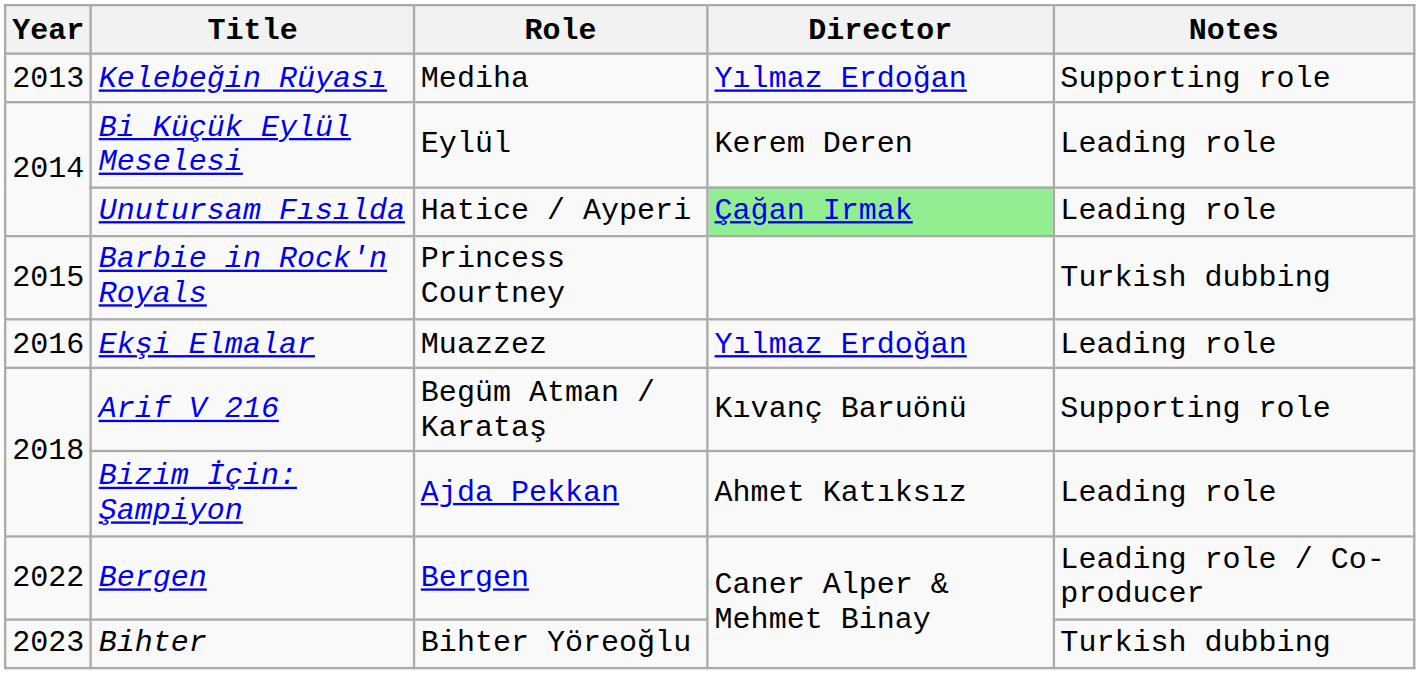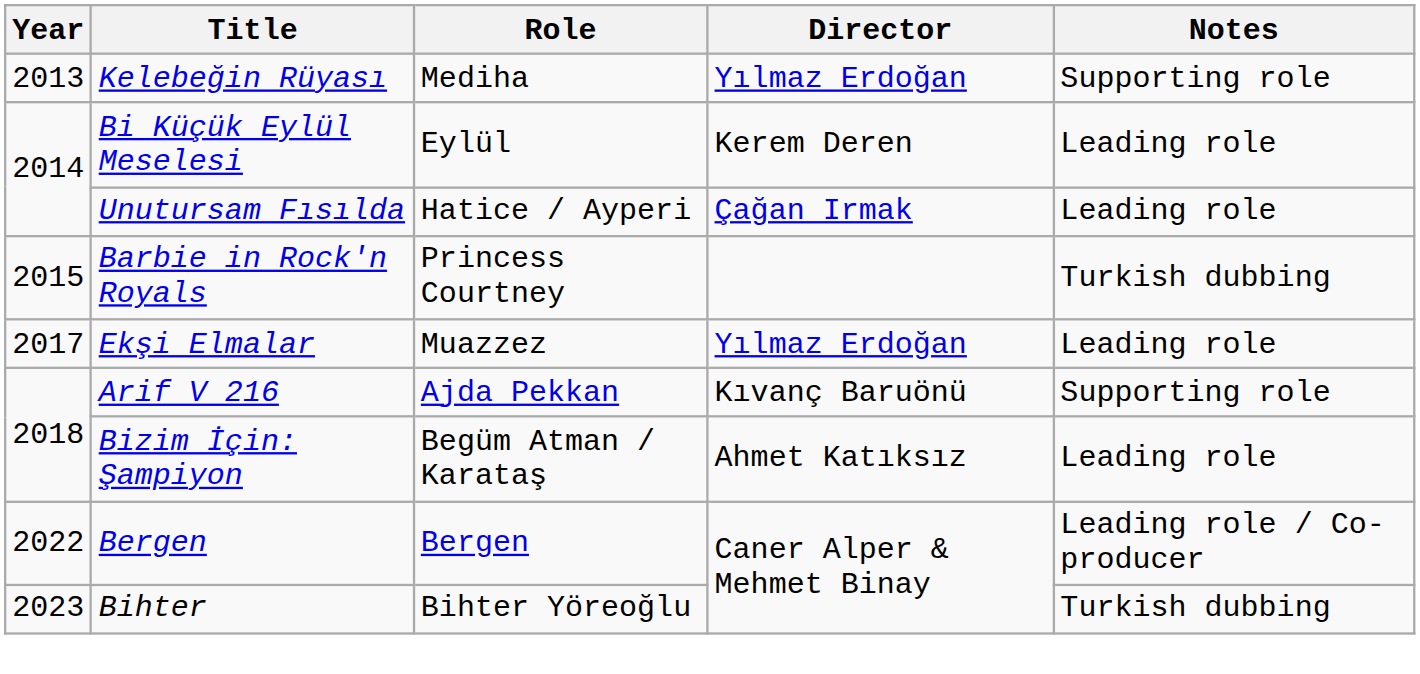(814, 211) lightgreen background -> (814, 211) no background
(48, 344) 2016 -> (48, 344) 2017
(538, 410) Begüm Atman / Karataş -> (520, 393) Ajda Pekkan
(520, 494) Ajda Pekkan -> (538, 459) Begüm Atman / Karataş
